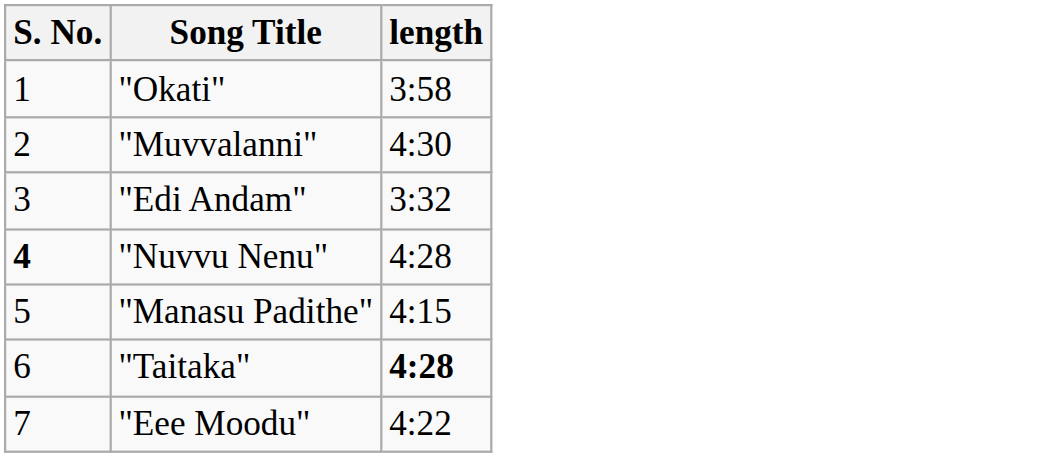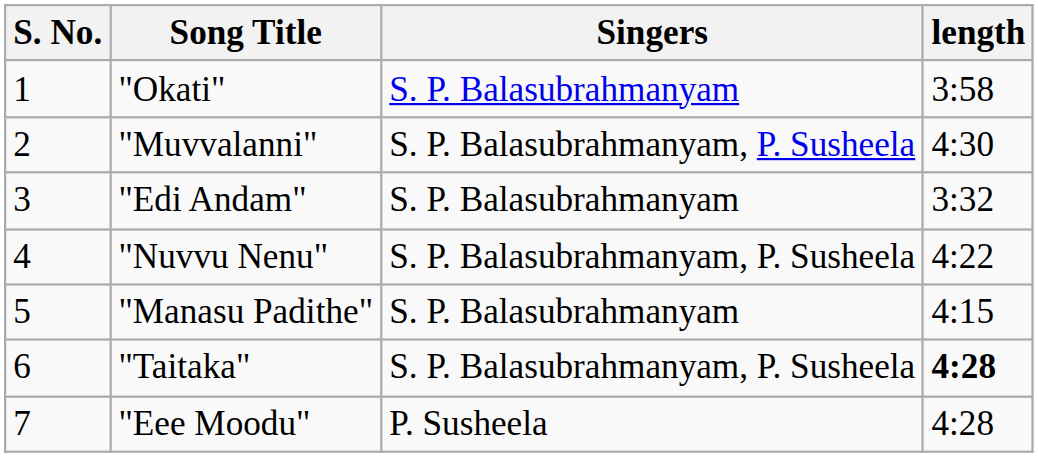+ column: (652, 32)
(22, 255) bold -> (22, 255) normal
(421, 255) 4:28 -> (963, 255) 4:22
(421, 423) 4:22 -> (963, 423) 4:28
